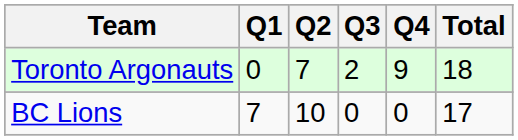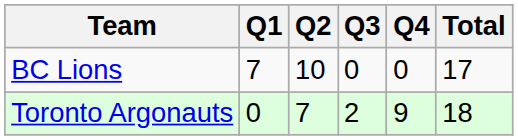rows swapped: (67, 112) <-> (122, 69)
